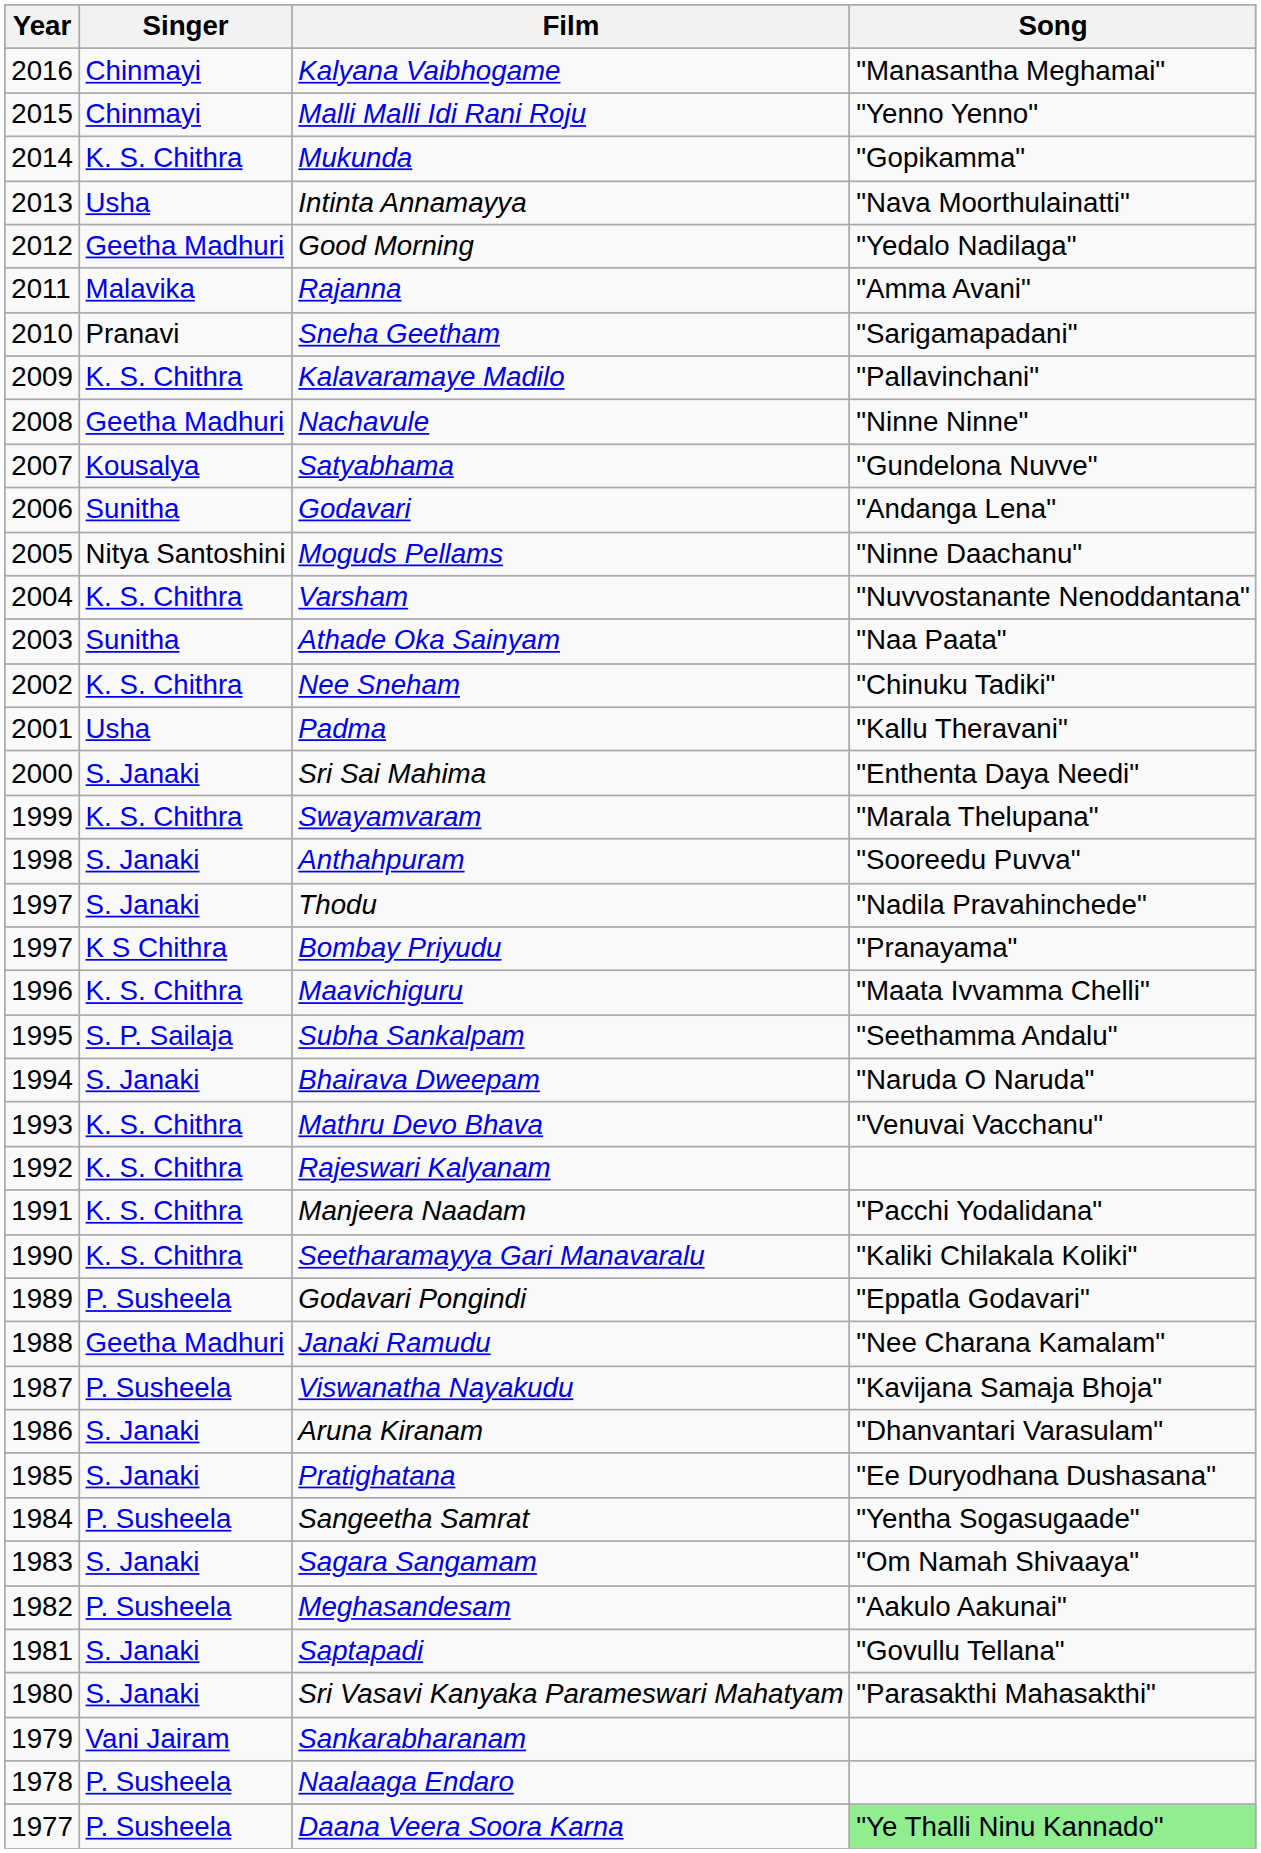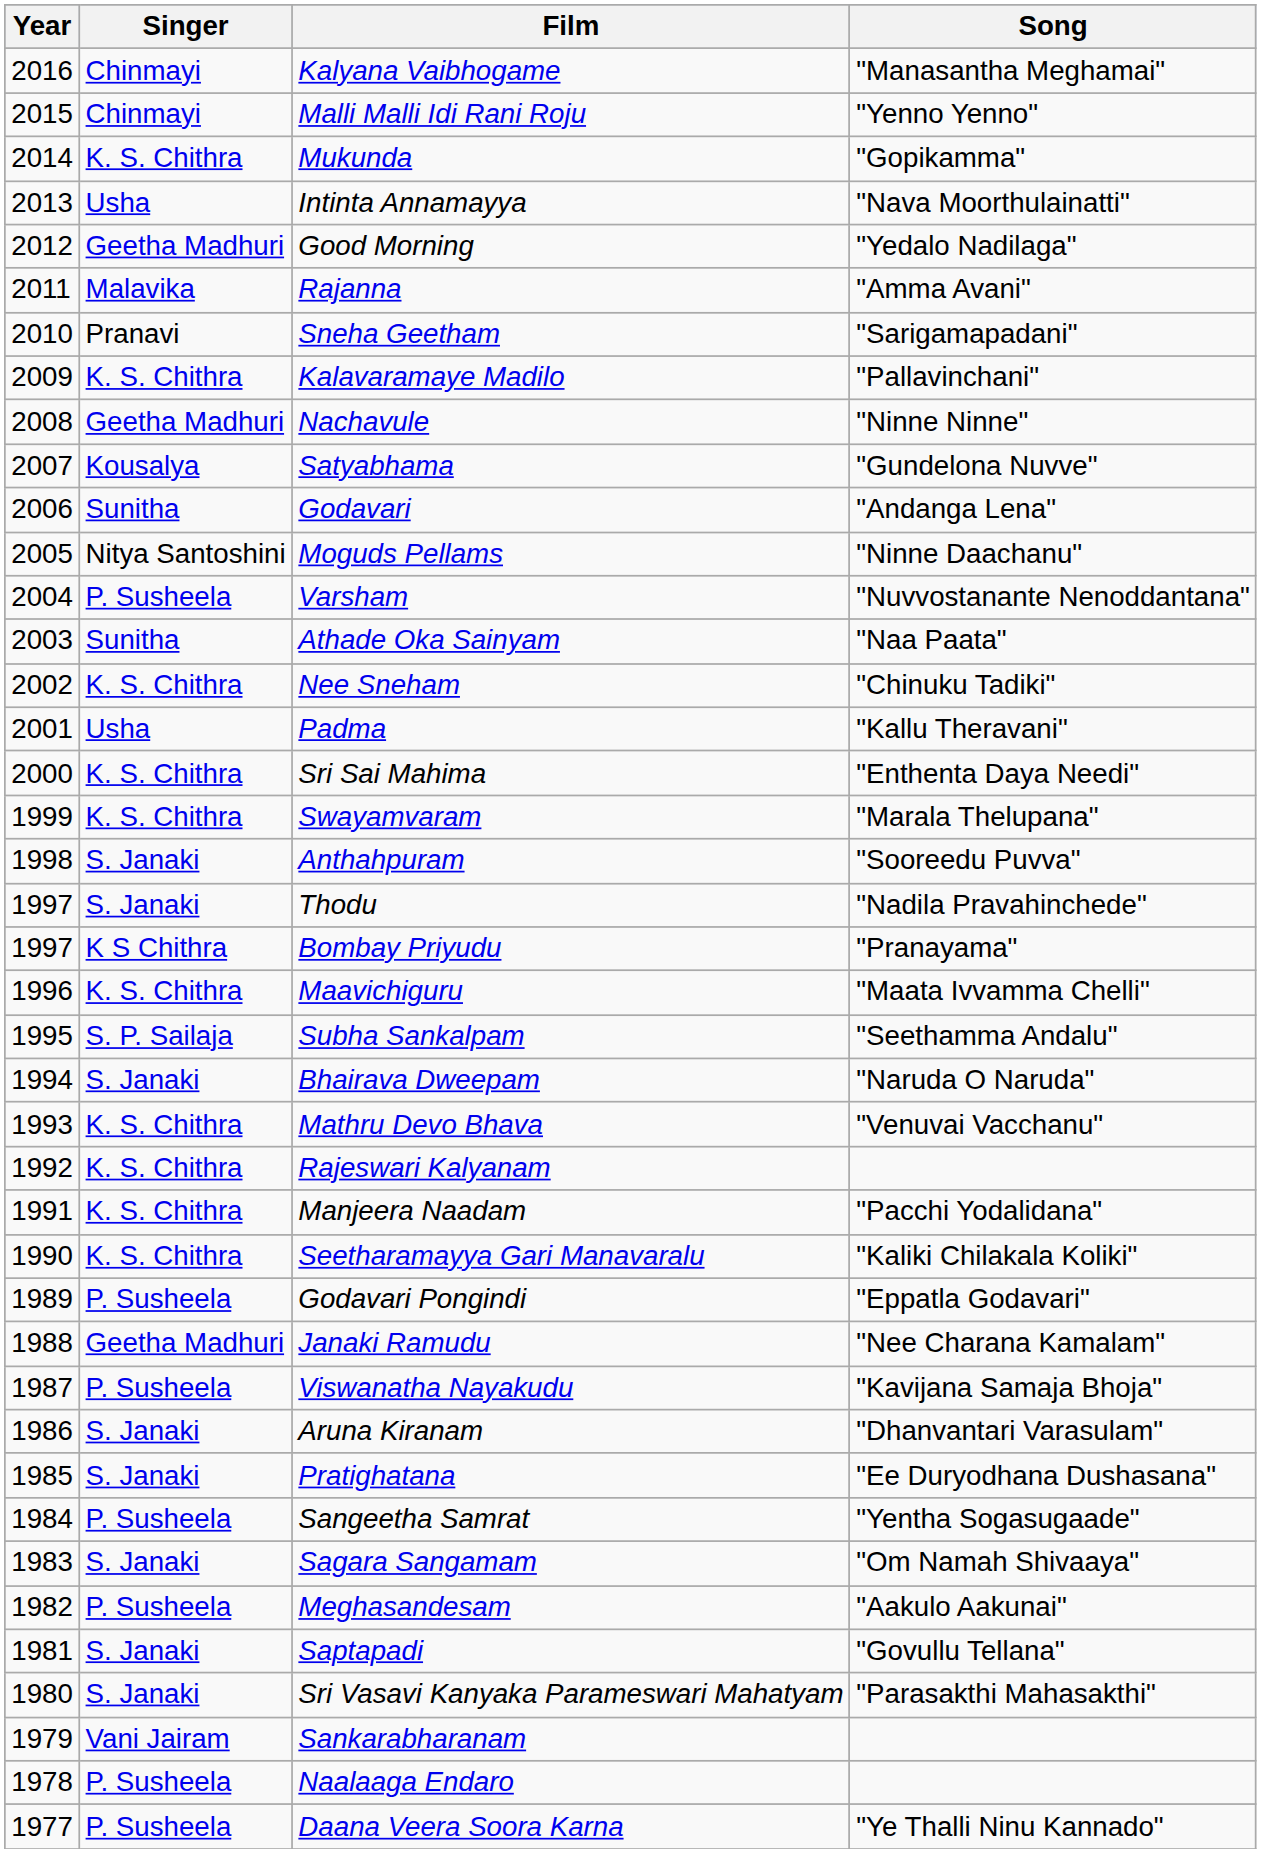(164, 597) K. S. Chithra -> (158, 597) P. Susheela
(143, 772) S. Janaki -> (164, 772) K. S. Chithra
(1010, 1826) lightgreen background -> (1010, 1826) no background
